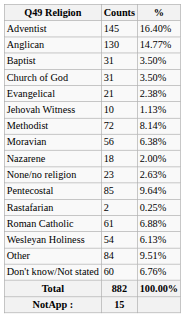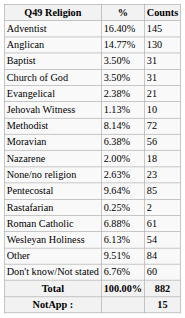columns swapped: (119, 12) <-> (159, 12)
